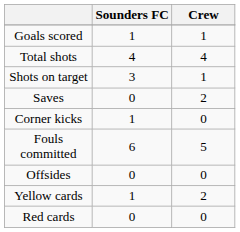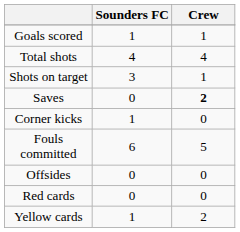(204, 98) normal -> (204, 98) bold
rows swapped: (48, 196) <-> (48, 216)
